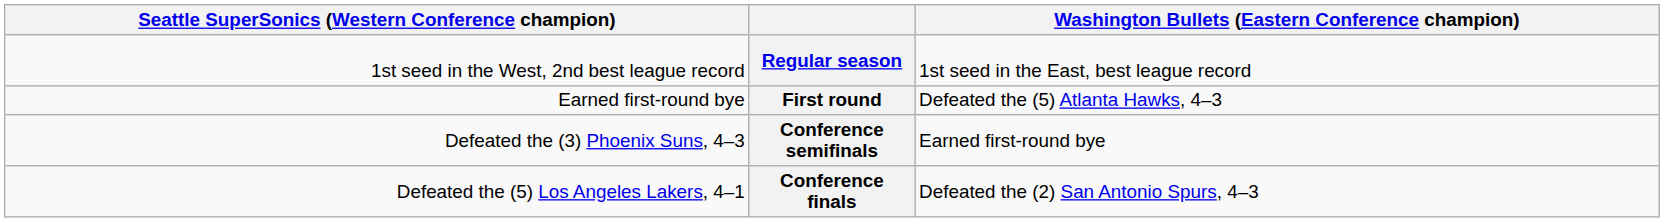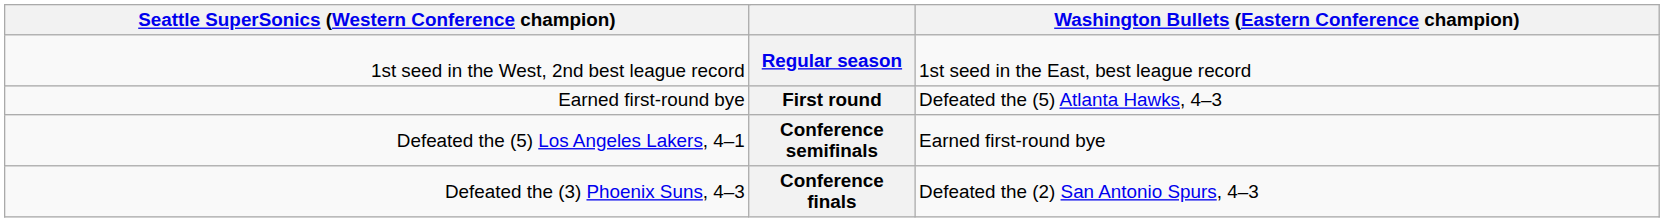(595, 141) Defeated the (3) Phoenix Suns, 4–3 -> (571, 141) Defeated the (5) Los Angeles Lakers, 4–1
(571, 192) Defeated the (5) Los Angeles Lakers, 4–1 -> (595, 192) Defeated the (3) Phoenix Suns, 4–3
